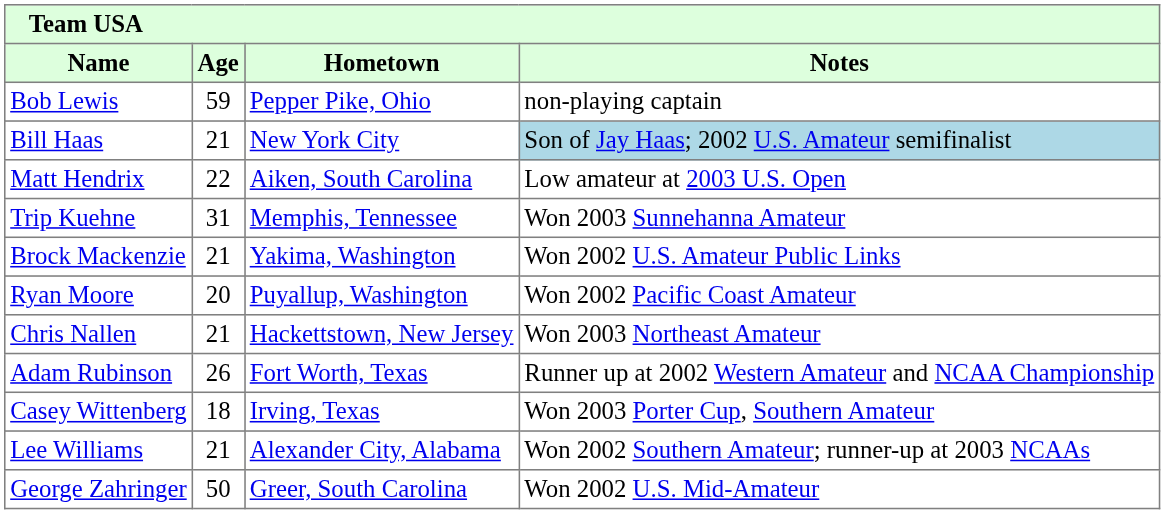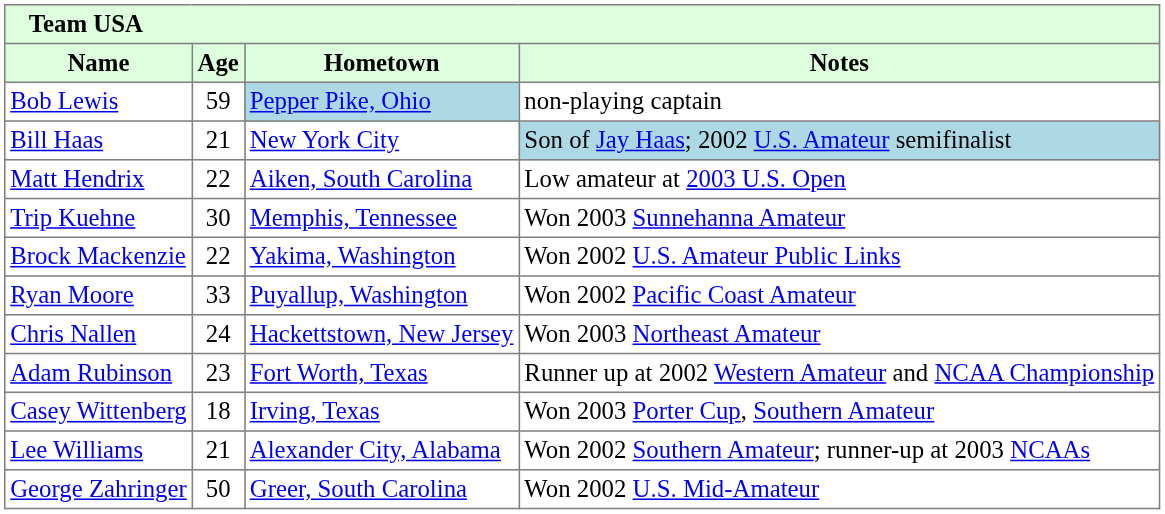(340, 101) no background -> (340, 101) lightblue background
(218, 217) 31 -> (218, 217) 30
(218, 256) 21 -> (218, 256) 22
(218, 295) 20 -> (218, 295) 33
(218, 333) 21 -> (218, 333) 24
(218, 372) 26 -> (218, 372) 23
